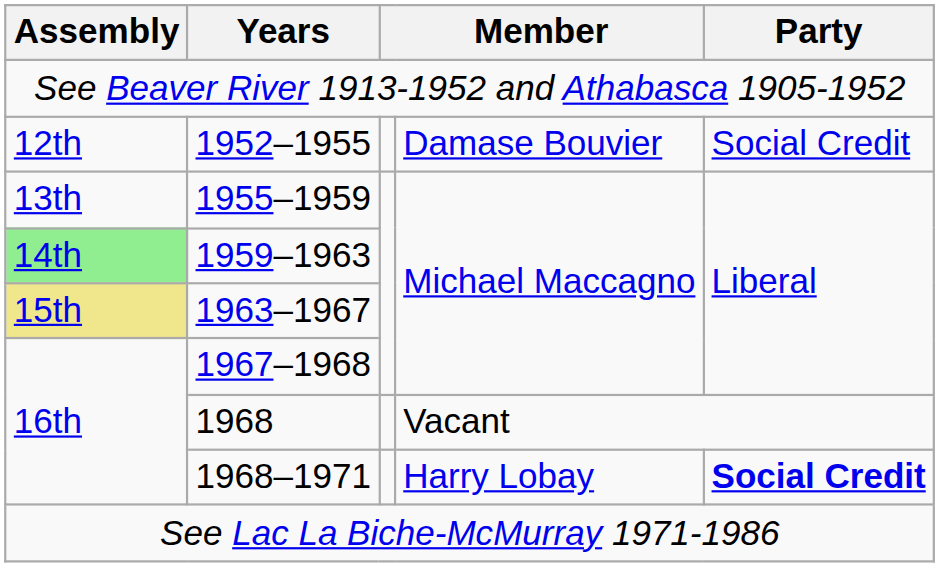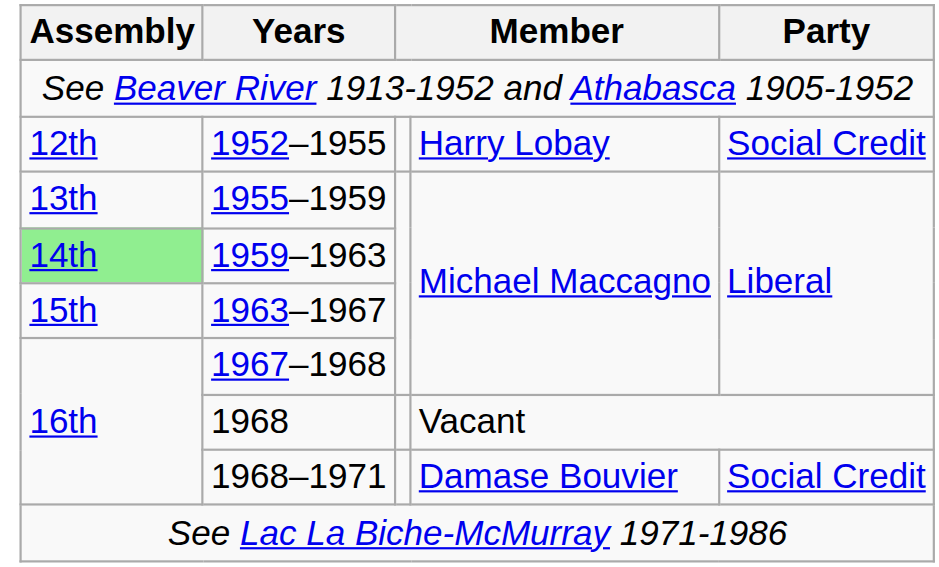(533, 143) Damase Bouvier -> (514, 143) Harry Lobay
(48, 310) khaki background -> (63, 310) no background
(499, 476) Harry Lobay -> (548, 476) Damase Bouvier
(819, 476) bold -> (826, 476) normal
